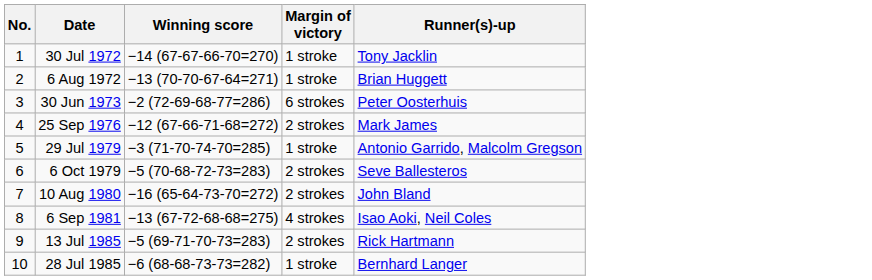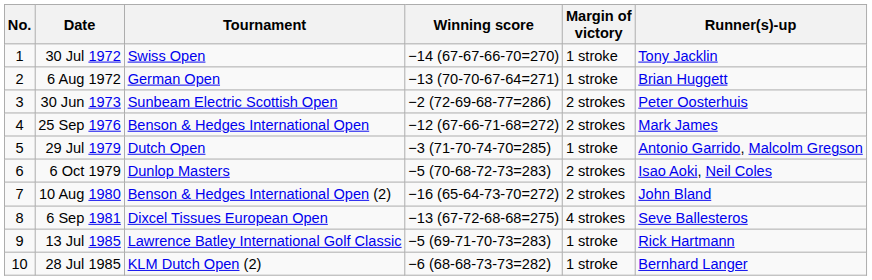+ column: (265, 24)
(315, 102) 6 strokes -> (595, 102) 2 strokes
(412, 171) Seve Ballesteros -> (705, 171) Isao Aoki, Neil Coles
(424, 217) Isao Aoki, Neil Coles -> (693, 217) Seve Ballesteros
(315, 240) 2 strokes -> (592, 240) 1 stroke
